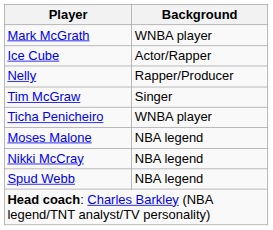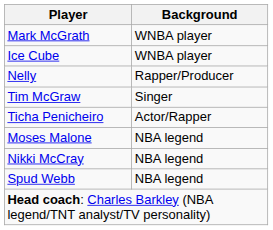(173, 55) Actor/Rapper -> (173, 55) WNBA player
(173, 117) WNBA player -> (173, 117) Actor/Rapper
